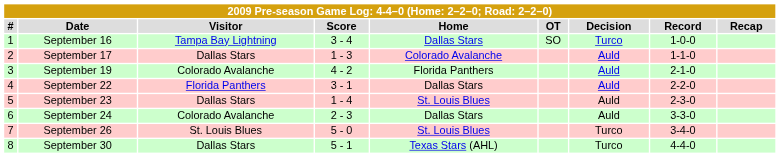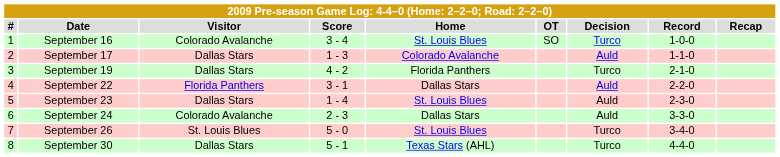(226, 41) Tampa Bay Lightning -> (224, 41) Colorado Avalanche
(454, 41) Dallas Stars -> (450, 41) St. Louis Blues
(226, 71) Colorado Avalanche -> (224, 71) Dallas Stars
(609, 71) Auld -> (607, 71) Turco
